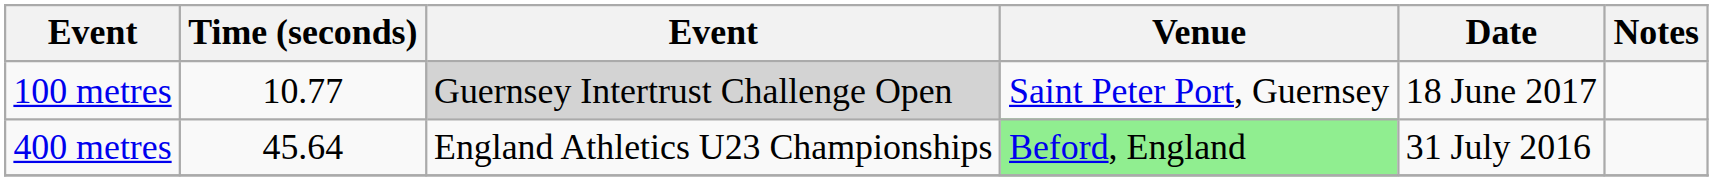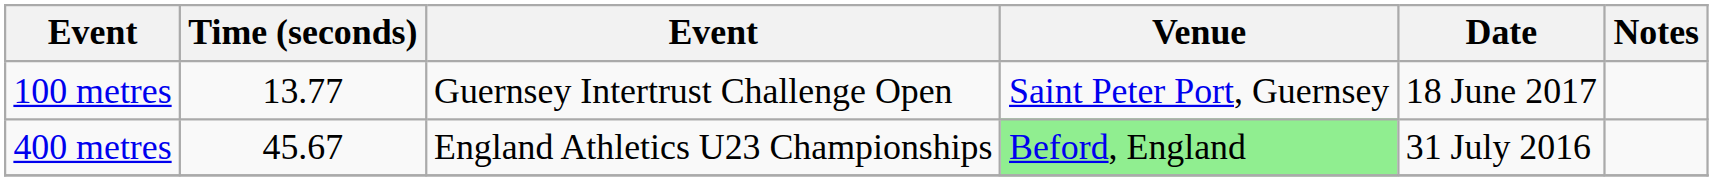(303, 89) 10.77 -> (303, 89) 13.77
(693, 89) lightgrey background -> (693, 89) no background
(303, 146) 45.64 -> (303, 146) 45.67
